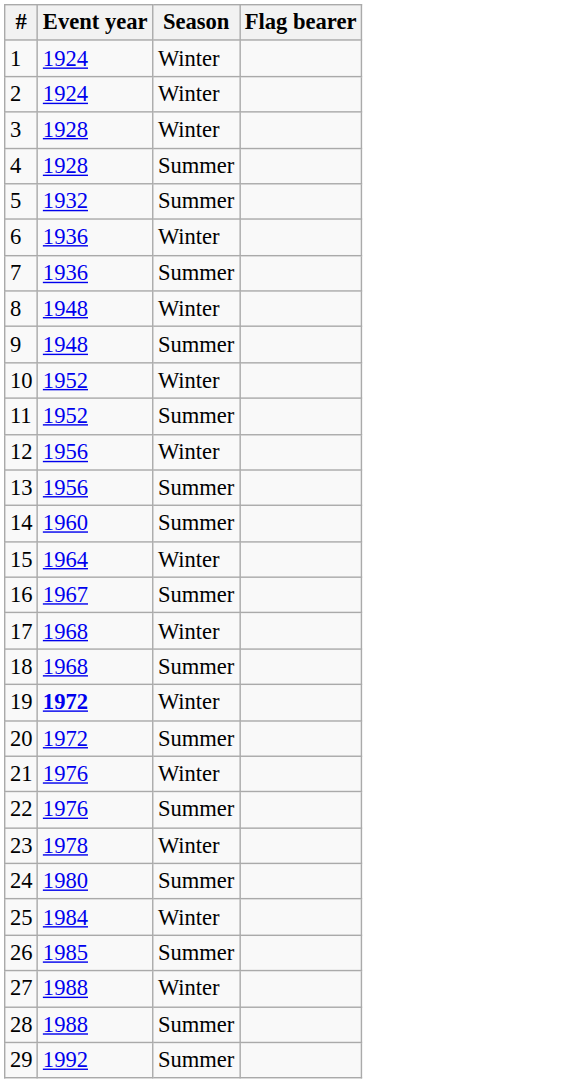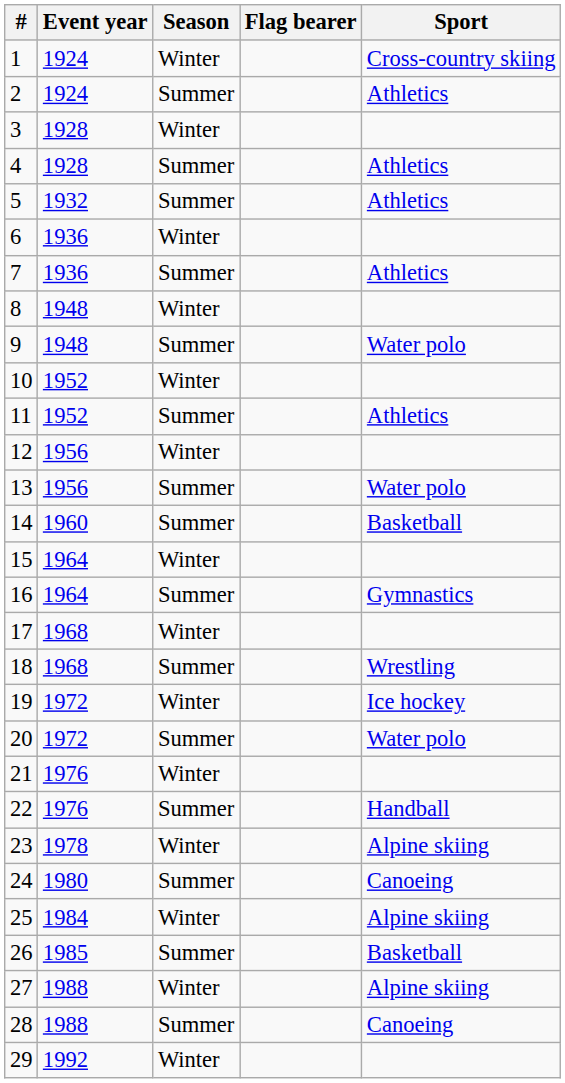+ column: (461, 22)
(189, 93) Winter -> (196, 93) Summer
(65, 594) 1967 -> (65, 594) 1964
(65, 702) bold -> (65, 702) normal
(196, 1059) Summer -> (189, 1059) Winter
